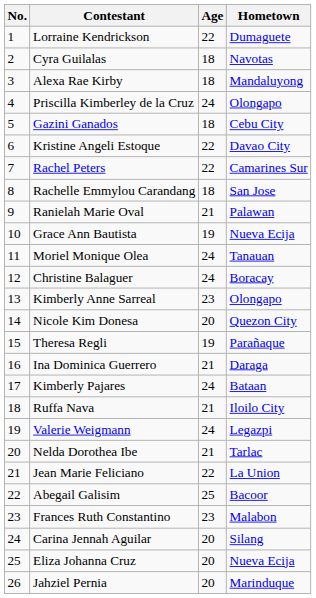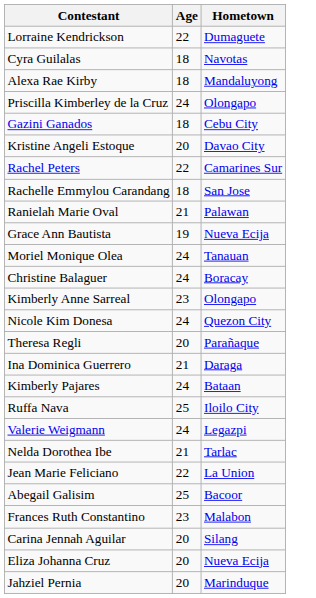- column: (17, 15)
(208, 146) 22 -> (182, 146) 20
(208, 320) 20 -> (182, 320) 24
(208, 342) 19 -> (182, 342) 20
(208, 408) 21 -> (182, 408) 25
